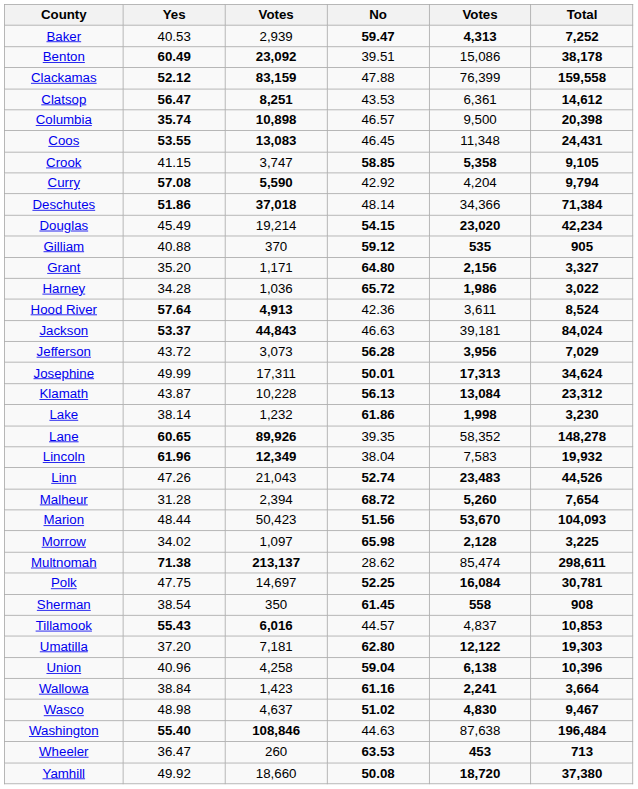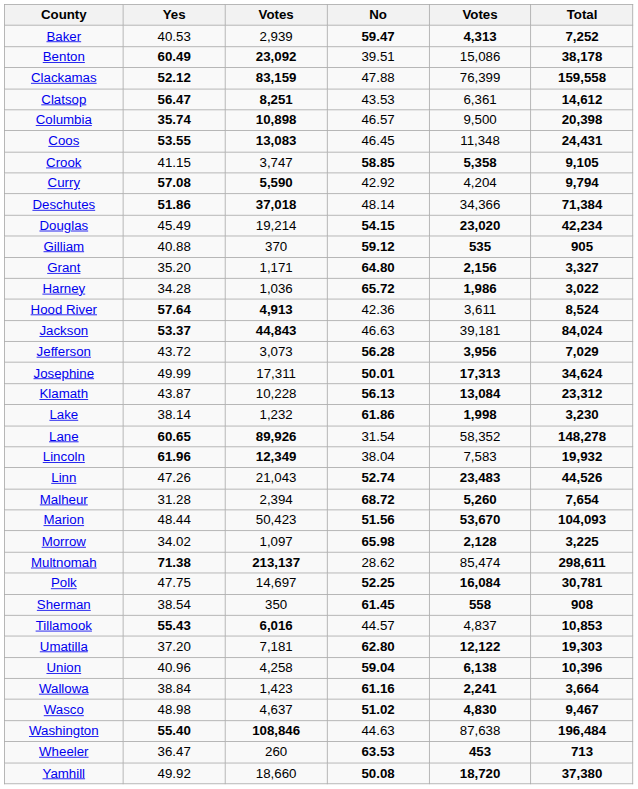(378, 436) 39.35 -> (378, 436) 31.54
